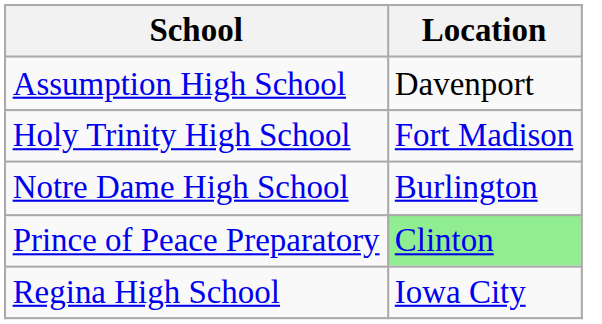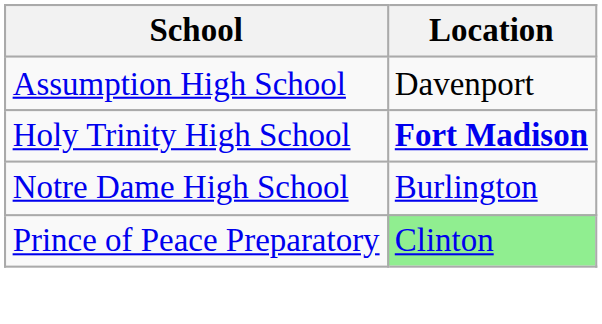(484, 135) normal -> (491, 135) bold
- row: (146, 291)
